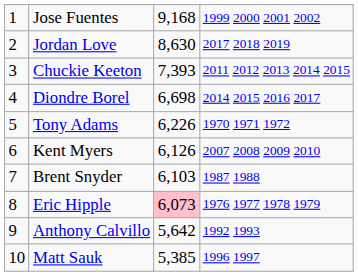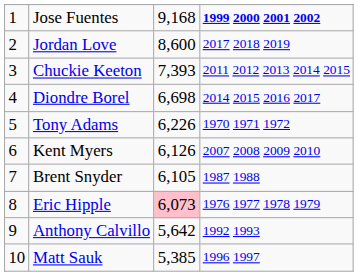(261, 17) normal -> (261, 17) bold
(177, 44) 8,630 -> (177, 44) 8,600
(177, 177) 6,103 -> (177, 177) 6,105
